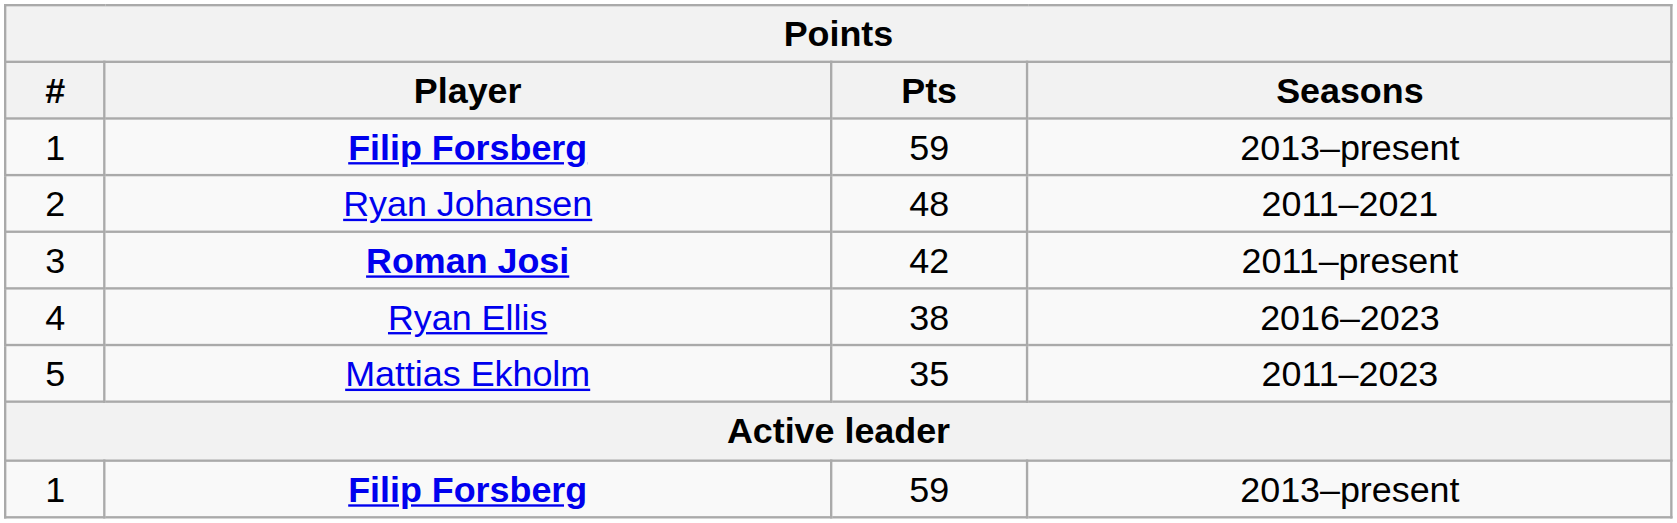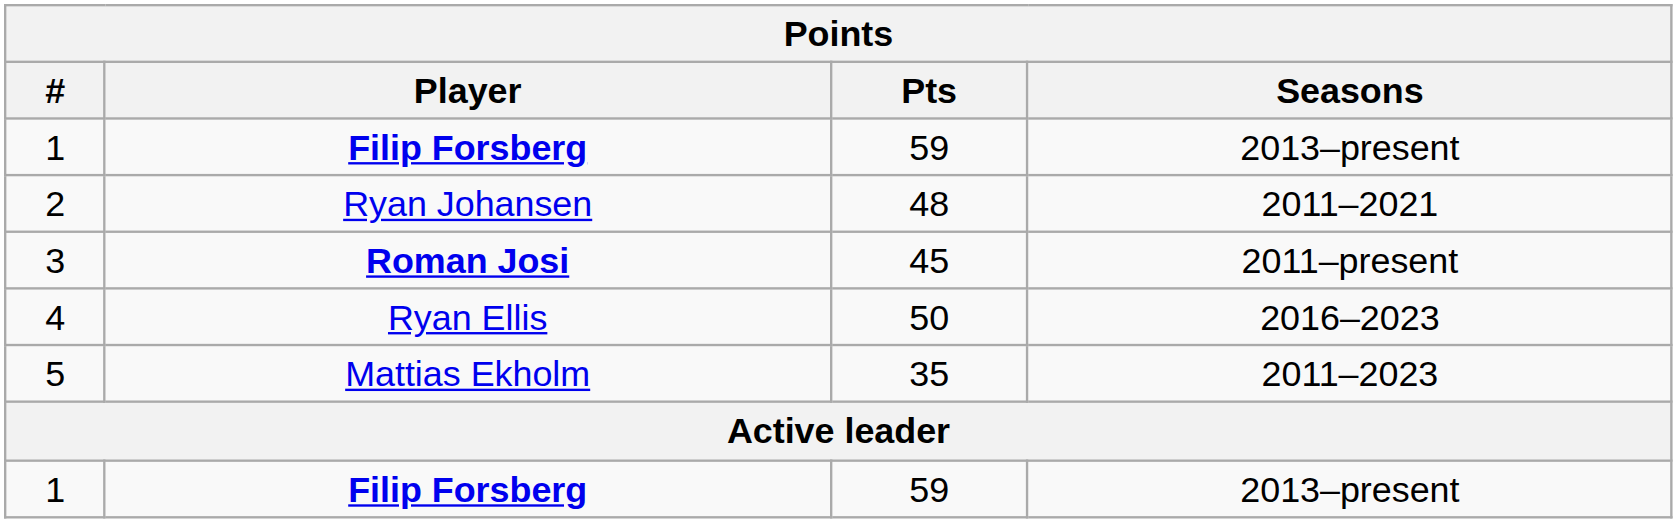(929, 261) 42 -> (929, 261) 45
(929, 318) 38 -> (929, 318) 50
